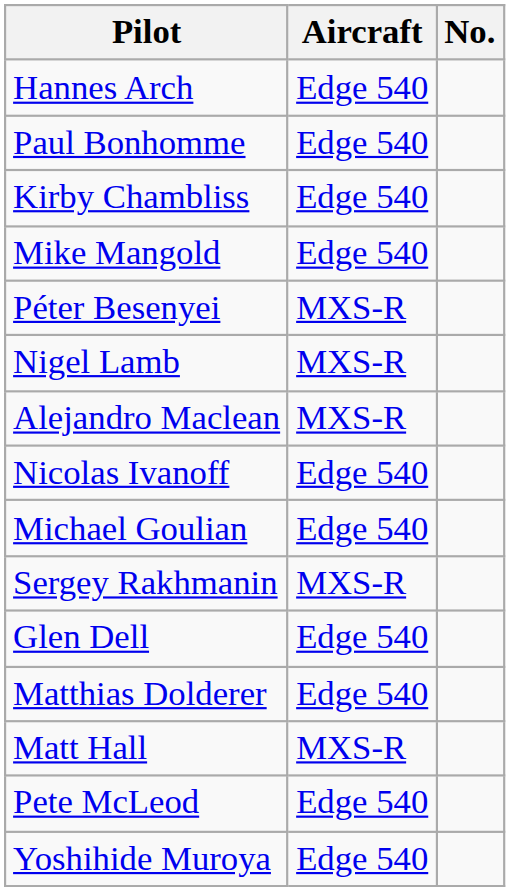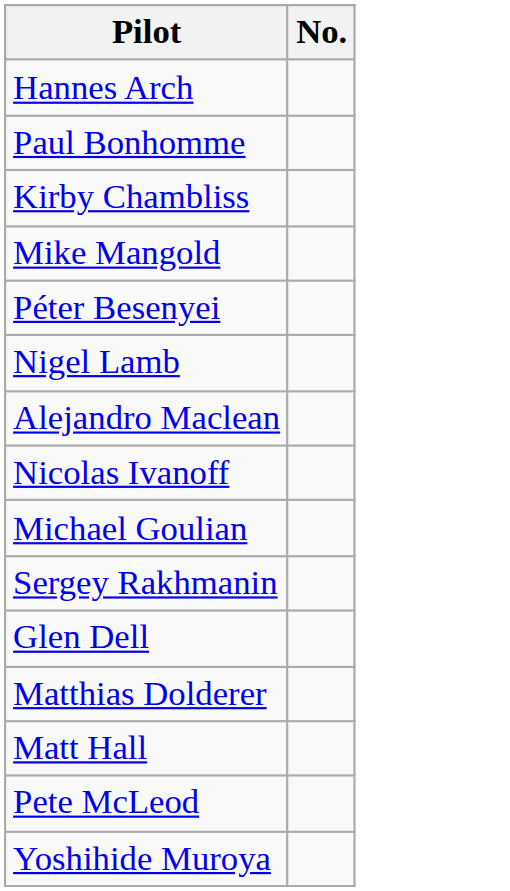- column: (362, 32)
